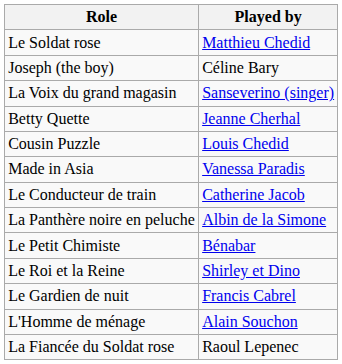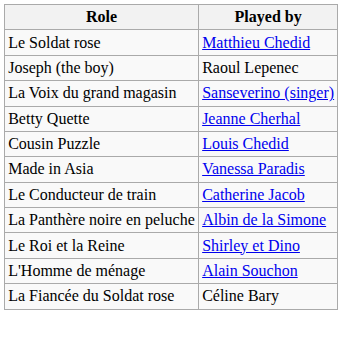(241, 67) Céline Bary -> (250, 67) Raoul Lepenec
- row: (64, 245)
- row: (68, 296)
(250, 347) Raoul Lepenec -> (241, 296) Céline Bary
